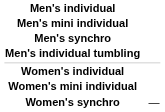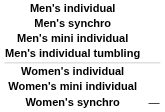rows swapped: (73, 23) <-> (73, 38)
